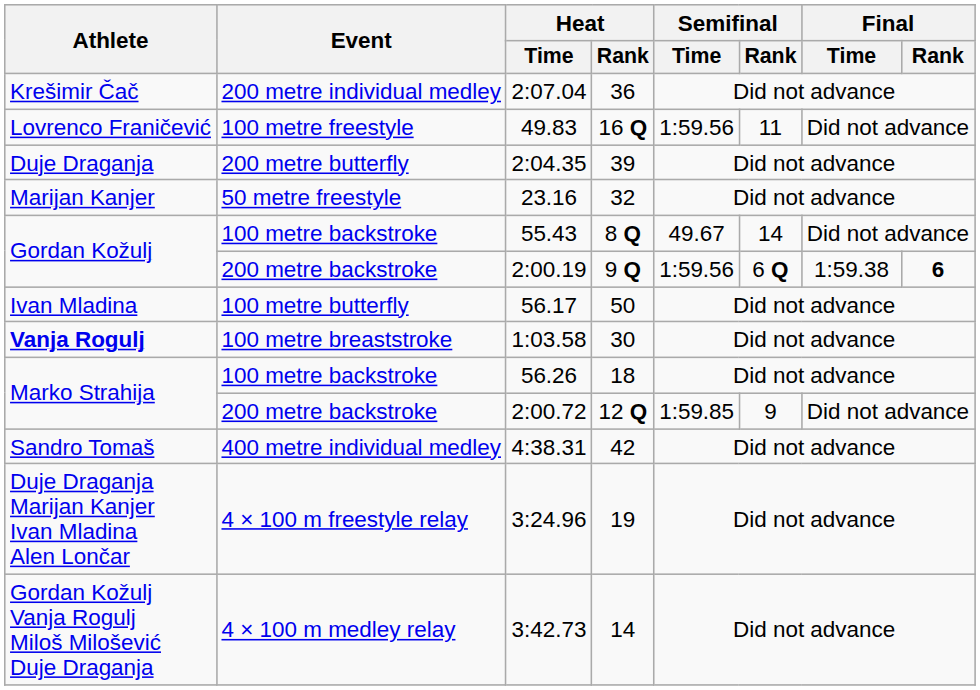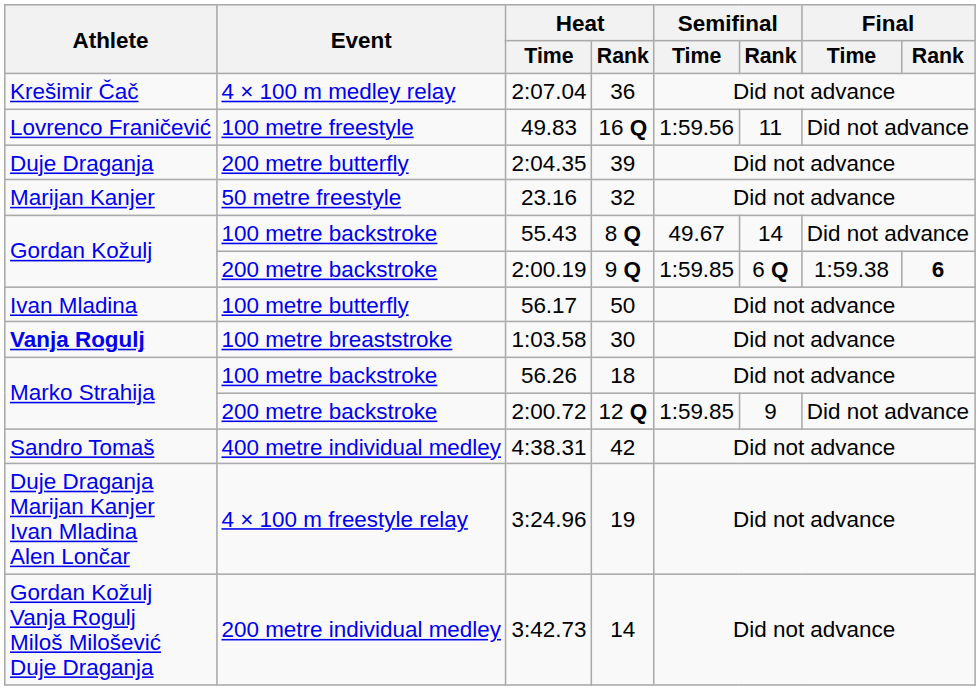(361, 92) 200 metre individual medley -> (338, 92) 4 × 100 m medley relay
(697, 269) 1:59.56 -> (697, 269) 1:59.85
(338, 630) 4 × 100 m medley relay -> (361, 630) 200 metre individual medley
